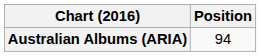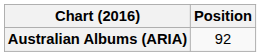(223, 39) 94 -> (223, 39) 92
